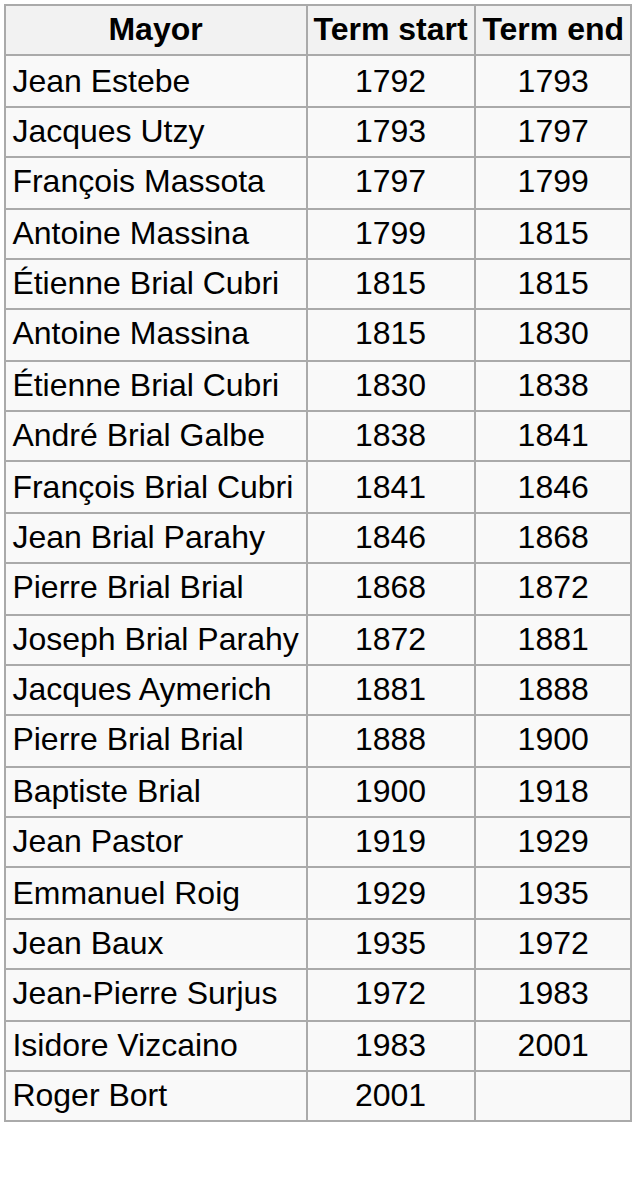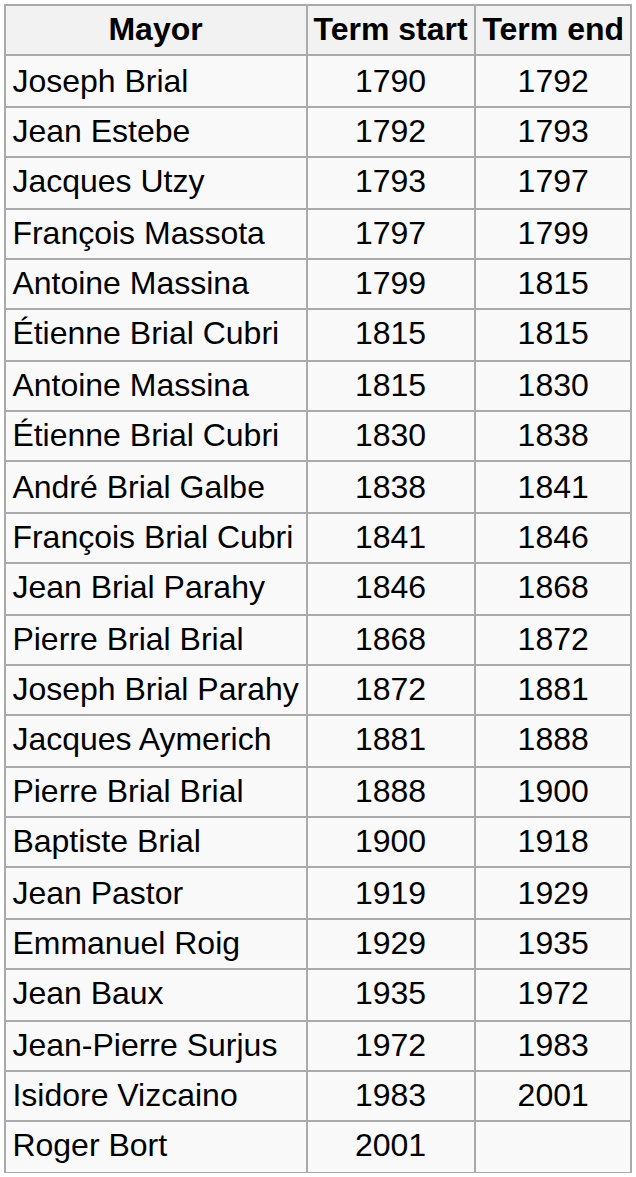+ row: (391, 80)
